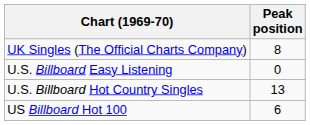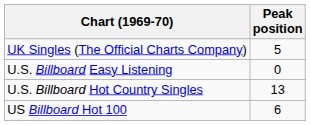(278, 49) 8 -> (278, 49) 5
